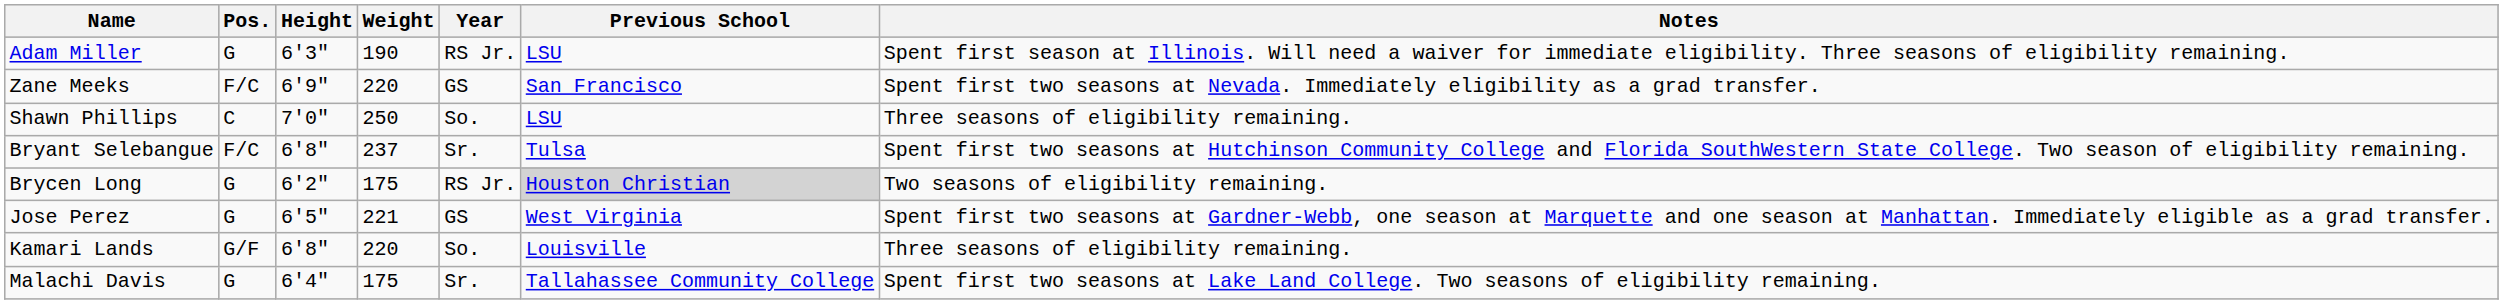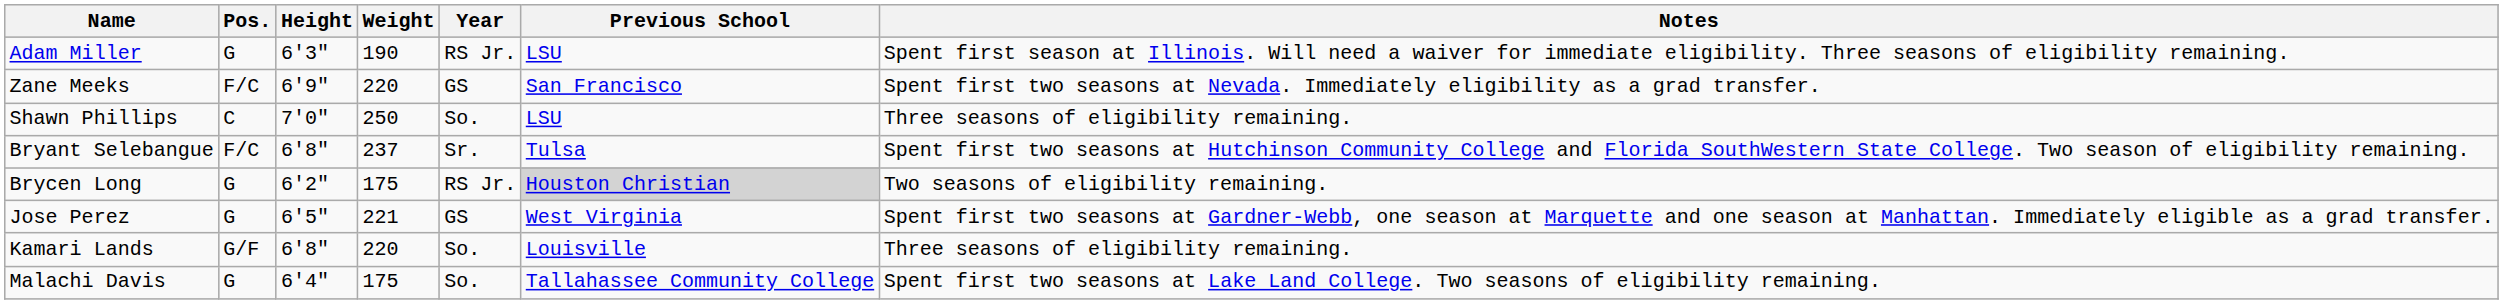(462, 282) Sr. -> (462, 282) So.
